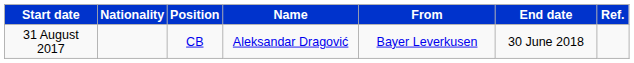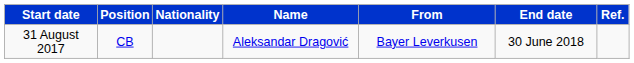columns swapped: (195, 15) <-> (132, 15)
